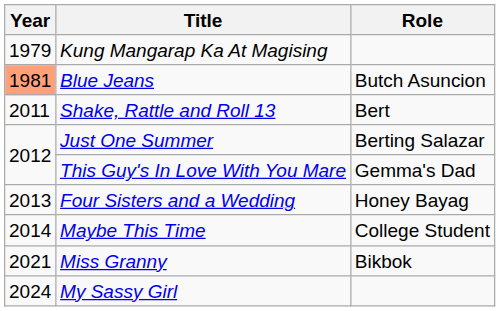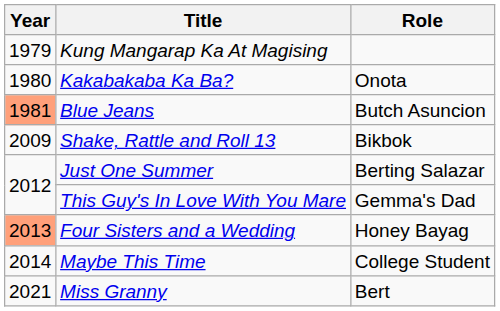+ row: (147, 80)
(29, 110) 2011 -> (30, 140) 2009
(372, 110) Bert -> (383, 140) Bikbok
(30, 200) no background -> (30, 230) lightsalmon background
(383, 260) Bikbok -> (372, 291) Bert
- row: (119, 291)
